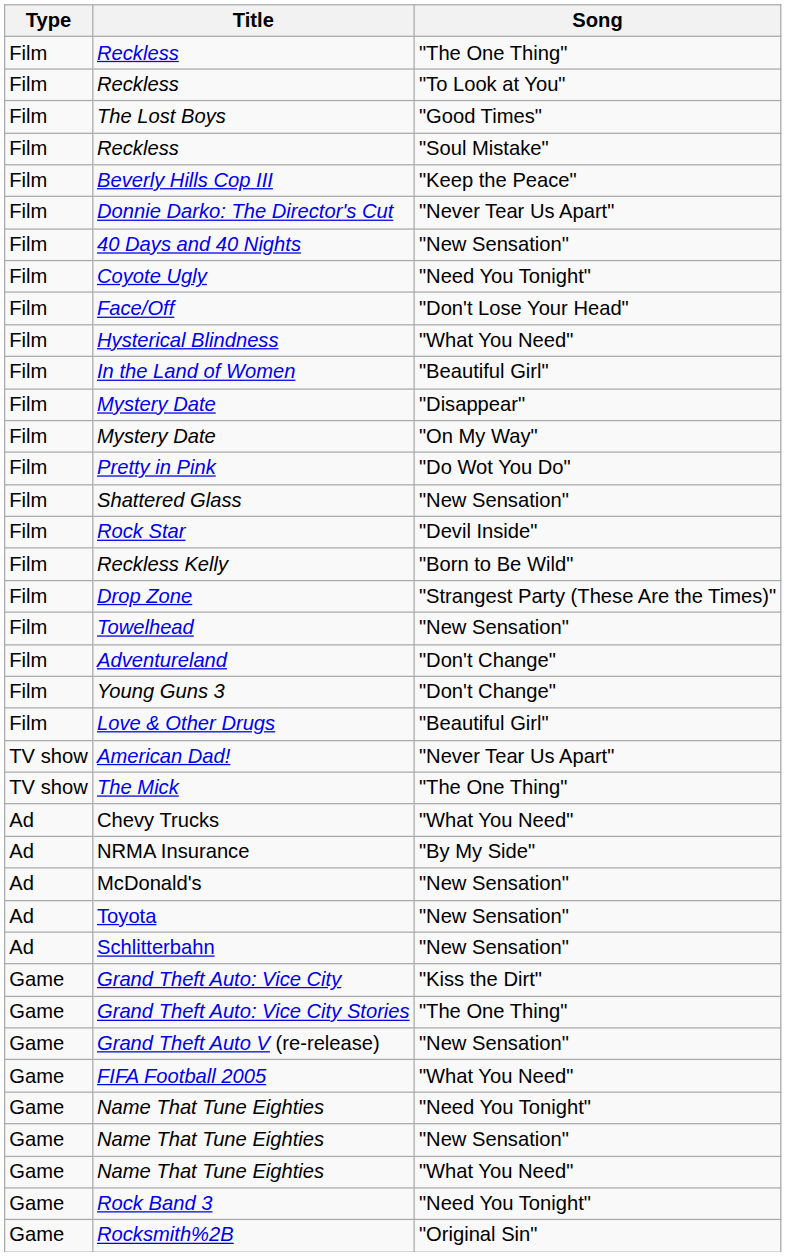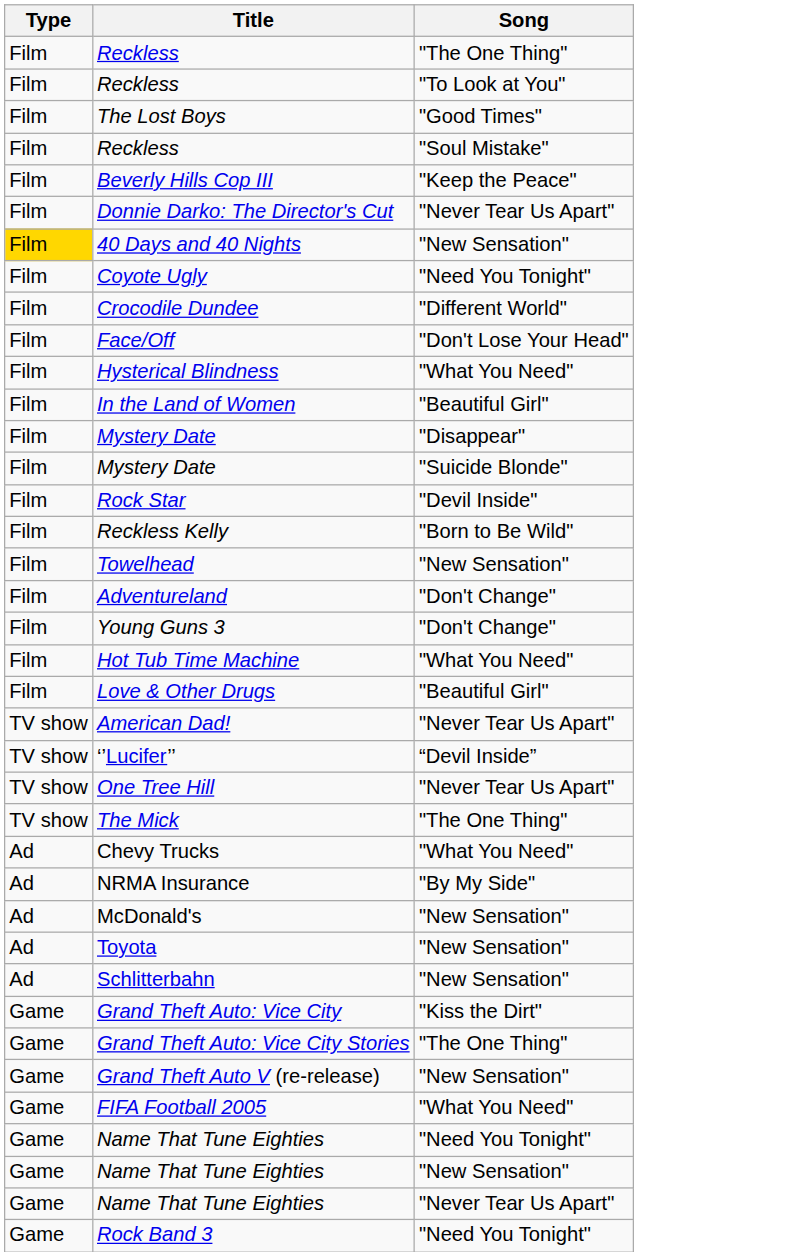(28, 244) no background -> (28, 244) gold background
+ row: (178, 308)
- row: (156, 436)
+ row: (156, 468)
- row: (156, 468)
- row: (169, 500)
- row: (145, 596)
+ row: (198, 660)
+ row: (136, 756)
+ row: (156, 787)
+ row: (211, 1203)
- row: (211, 1171)
- row: (165, 1235)
